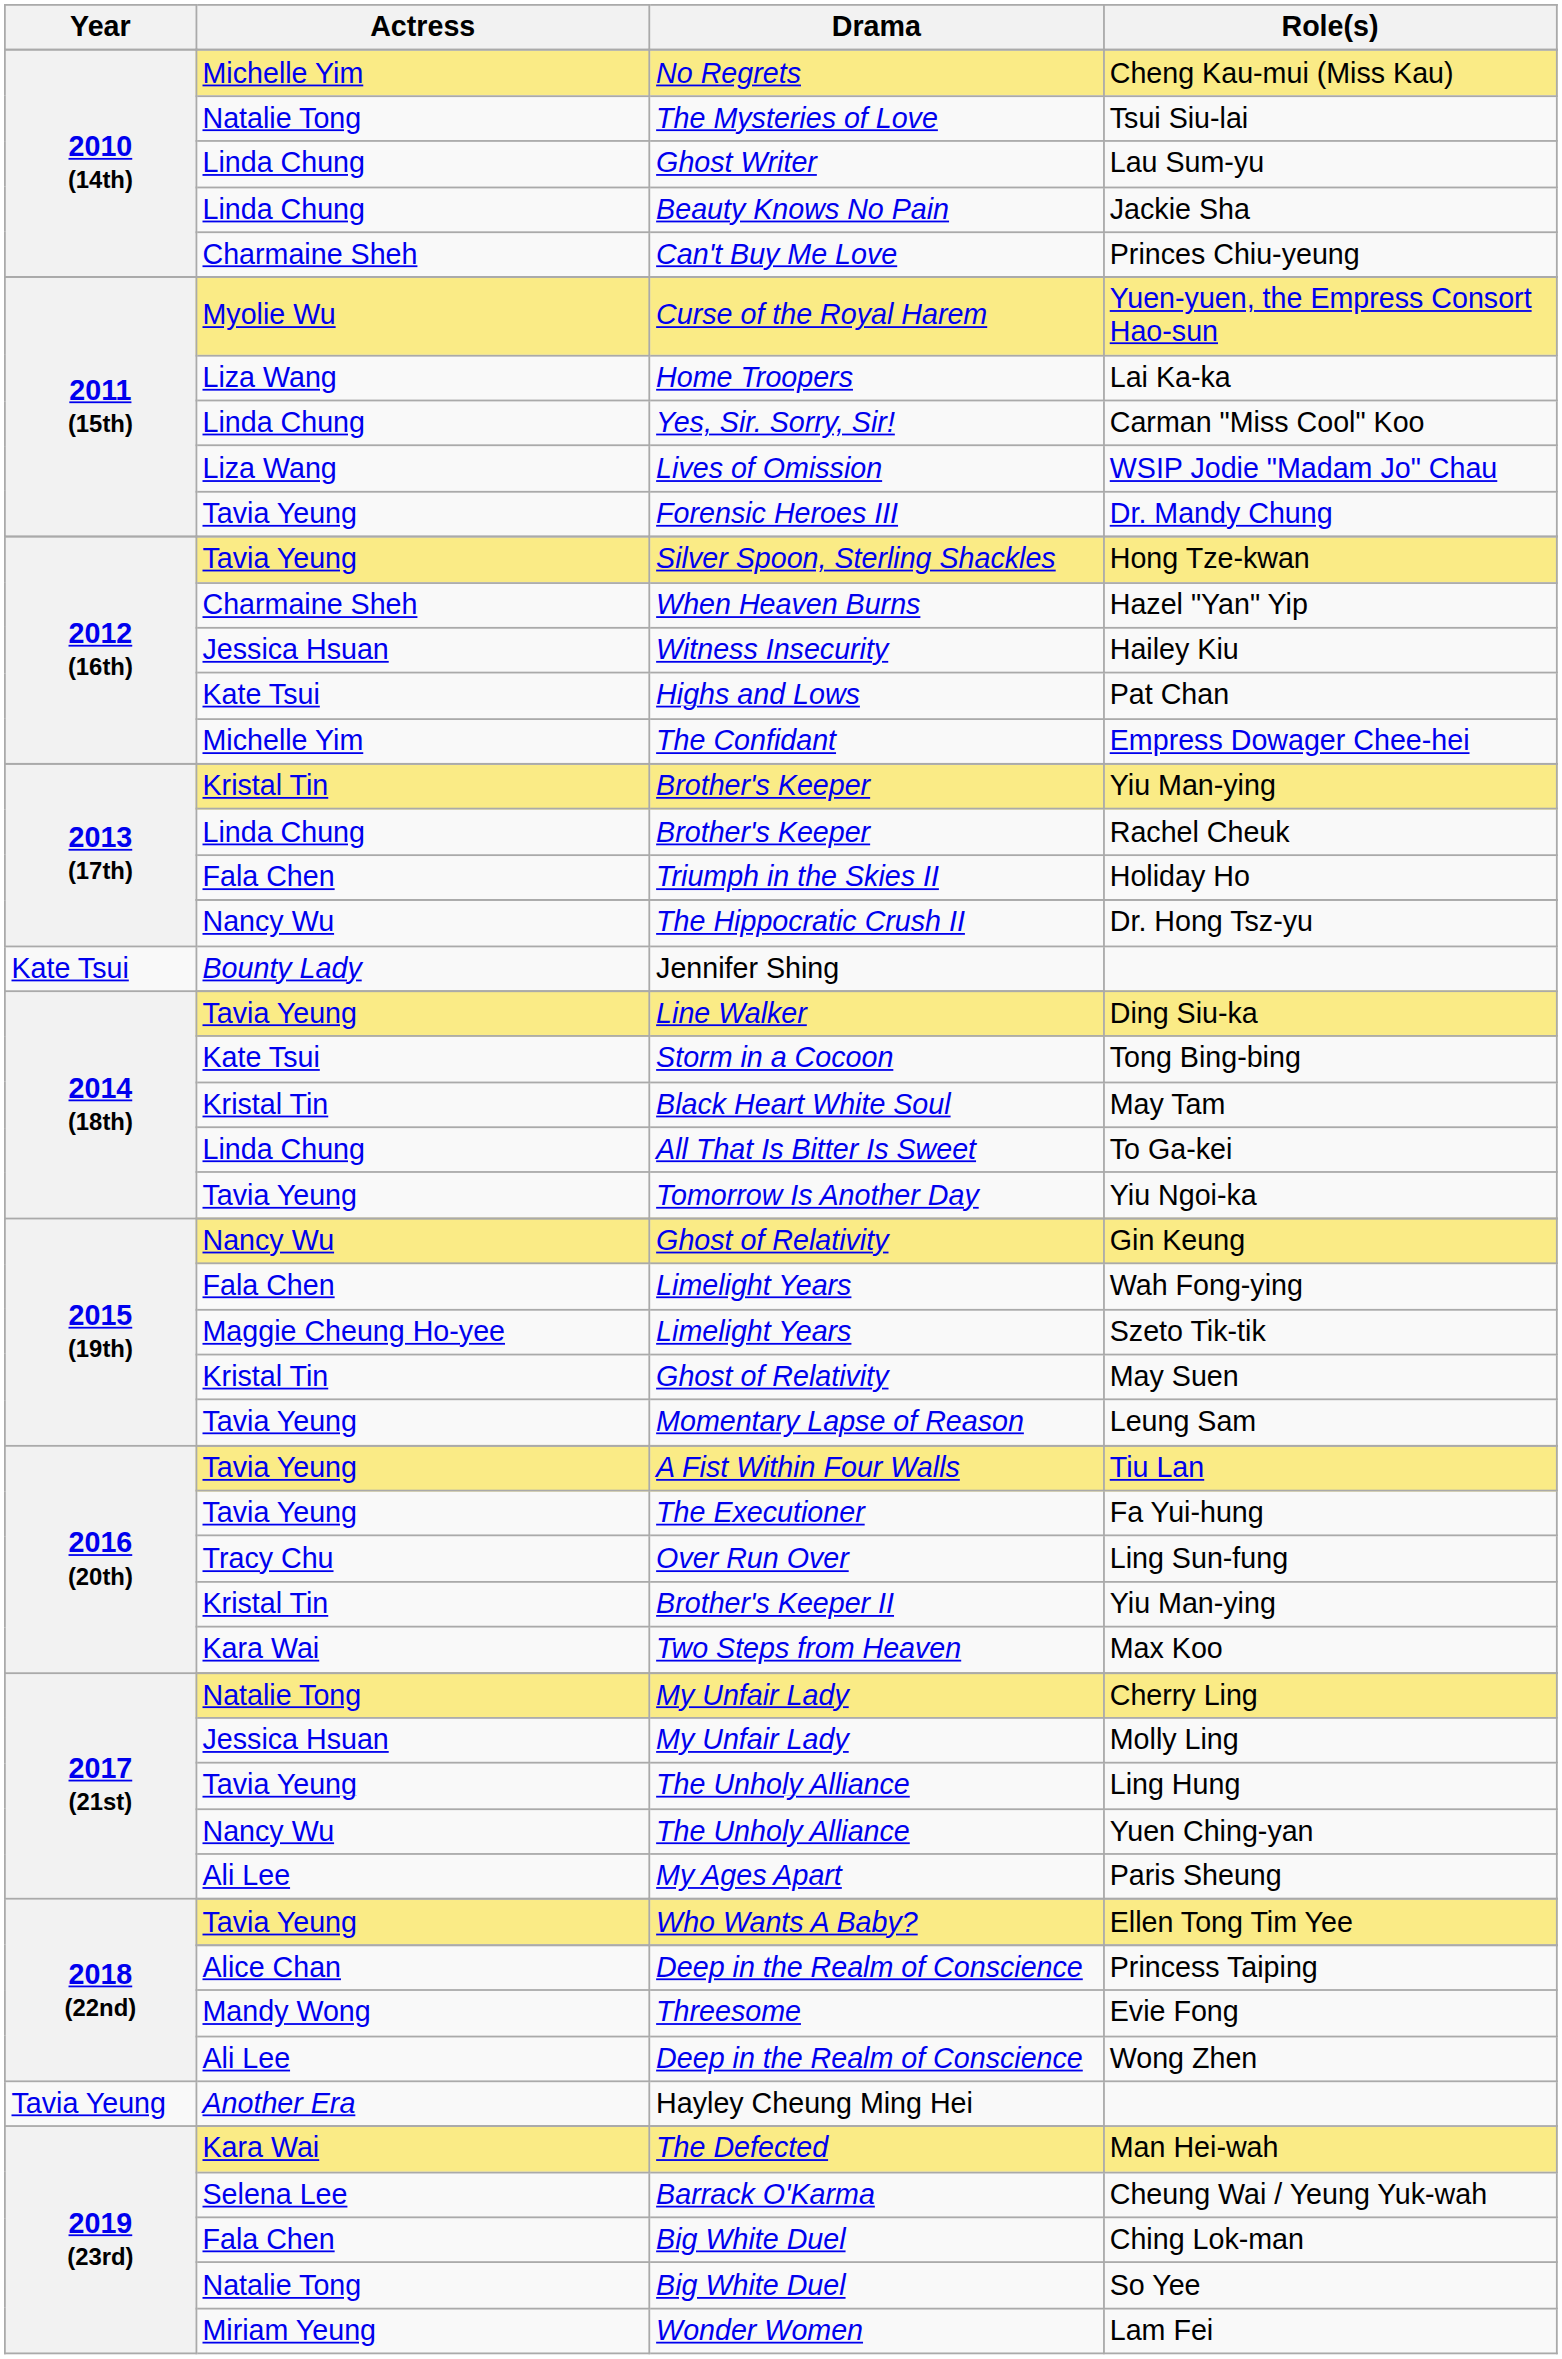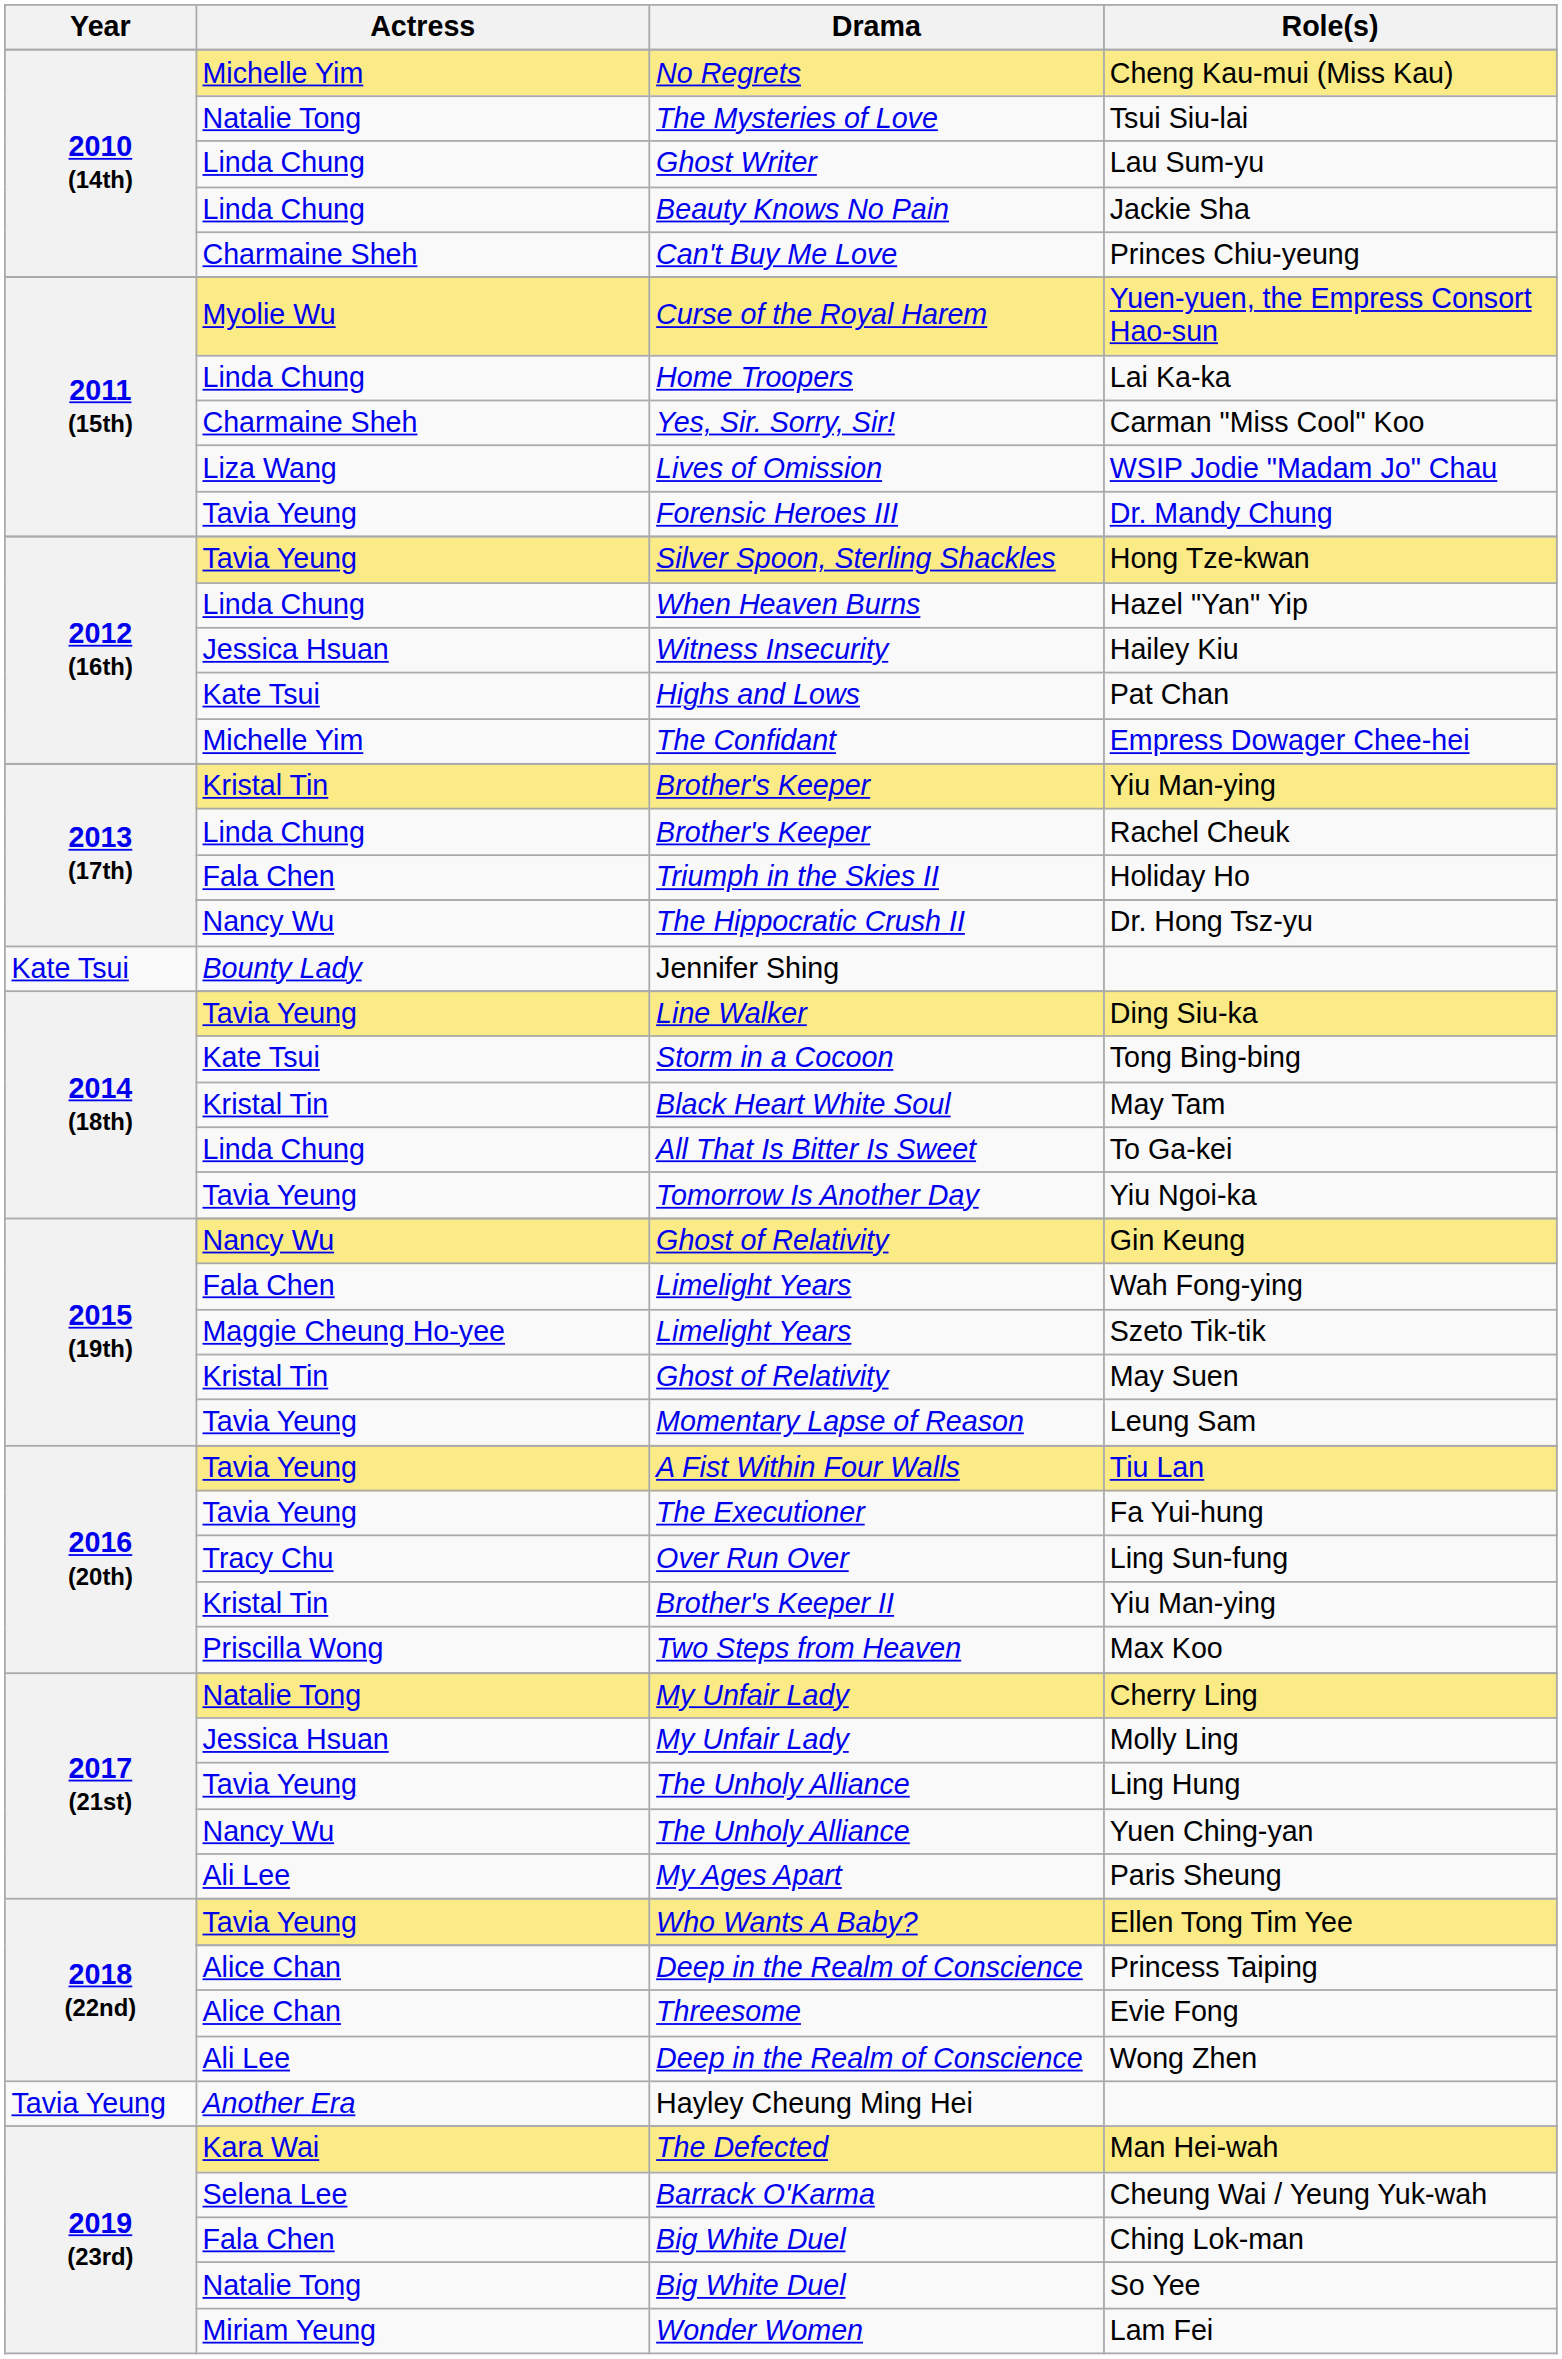(270, 377) Liza Wang -> (284, 377) Linda Chung
(284, 422) Linda Chung -> (310, 422) Charmaine Sheh
(310, 604) Charmaine Sheh -> (284, 604) Linda Chung
(261, 1649) Kara Wai -> (293, 1649) Priscilla Wong
(287, 2012) Mandy Wong -> (272, 2012) Alice Chan
